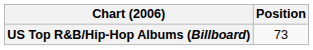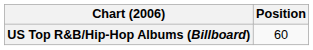(281, 34) 73 -> (281, 34) 60
